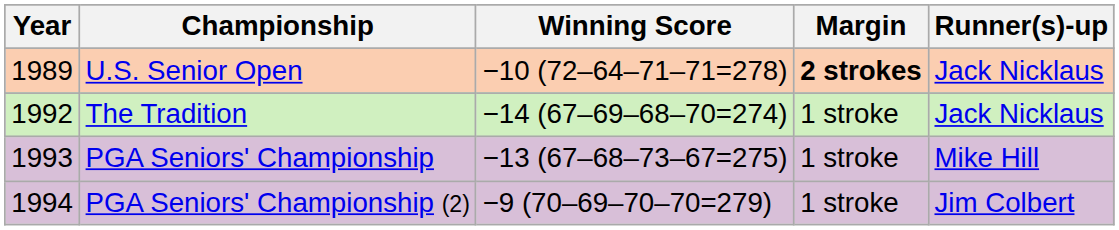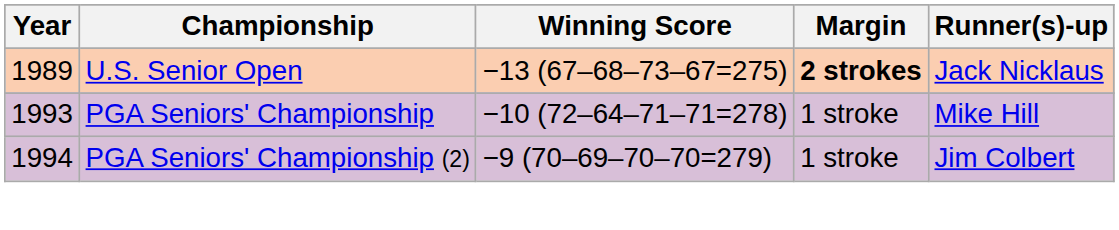(635, 70) −10 (72–64–71–71=278) -> (635, 70) −13 (67–68–73–67=275)
- row: (166, 114)
(635, 158) −13 (67–68–73–67=275) -> (635, 114) −10 (72–64–71–71=278)
